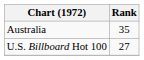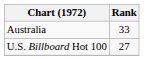(124, 30) 35 -> (124, 30) 33
